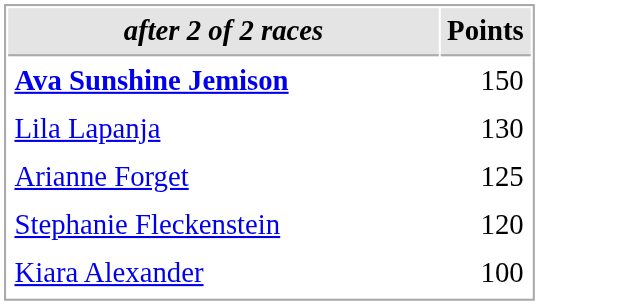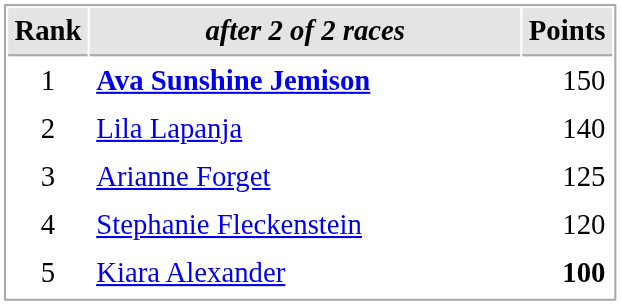+ column: (48, 30)
(502, 128) 130 -> (584, 128) 140
(502, 273) normal -> (584, 273) bold
